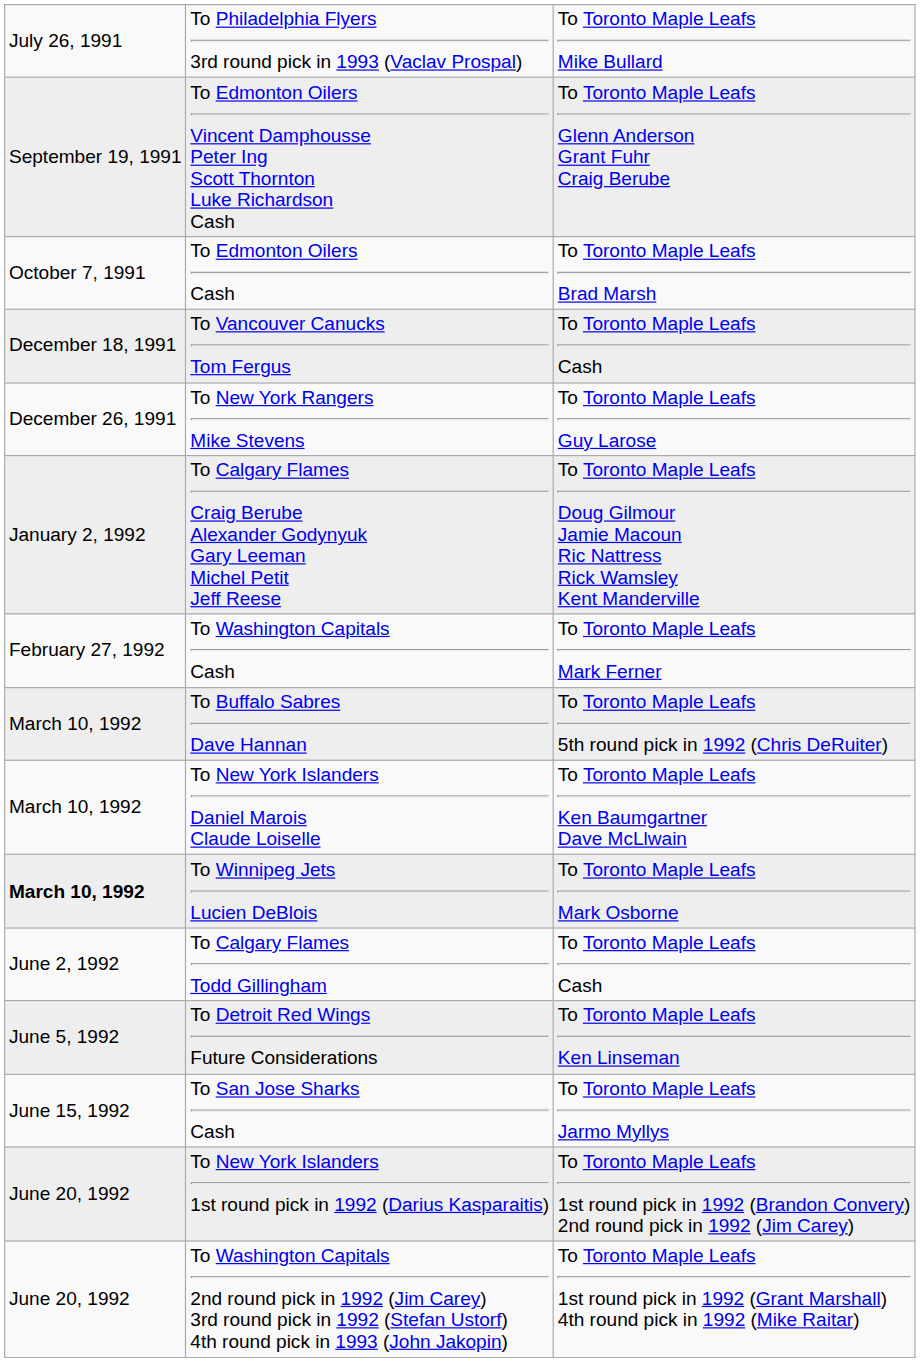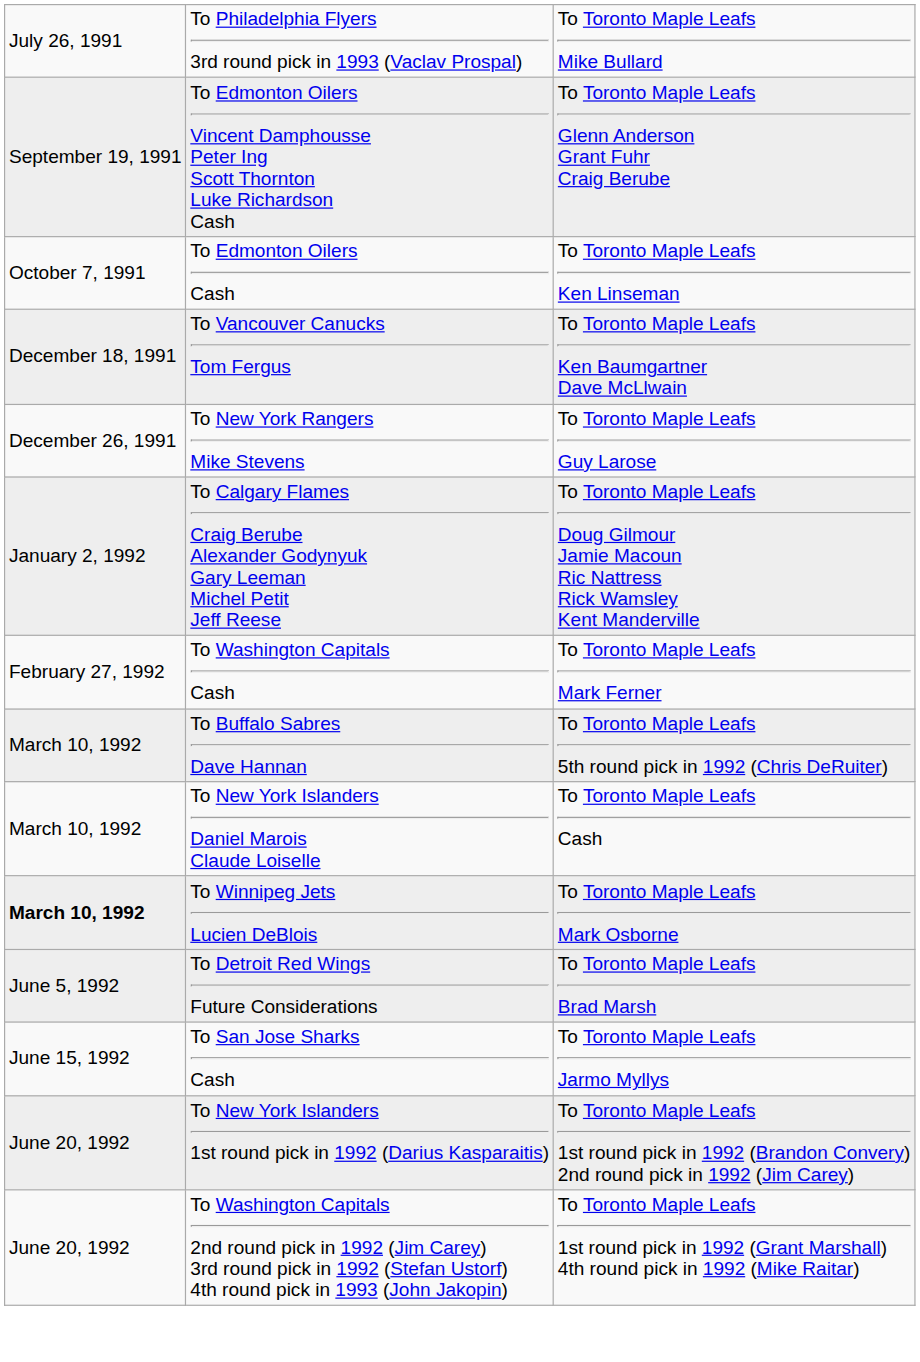(734, 272) To Toronto Maple Leafs Brad Marsh -> (734, 272) To Toronto Maple Leafs Ken Linseman
(734, 345) To Toronto Maple Leafs Cash -> (734, 356) To Toronto Maple Leafs Ken Baumgartner Dave McLlwain
(734, 807) To Toronto Maple Leafs Ken Baumgartner Dave McLlwain -> (734, 818) To Toronto Maple Leafs Cash
- row: (370, 964)
(734, 1037) To Toronto Maple Leafs Ken Linseman -> (734, 985) To Toronto Maple Leafs Brad Marsh
